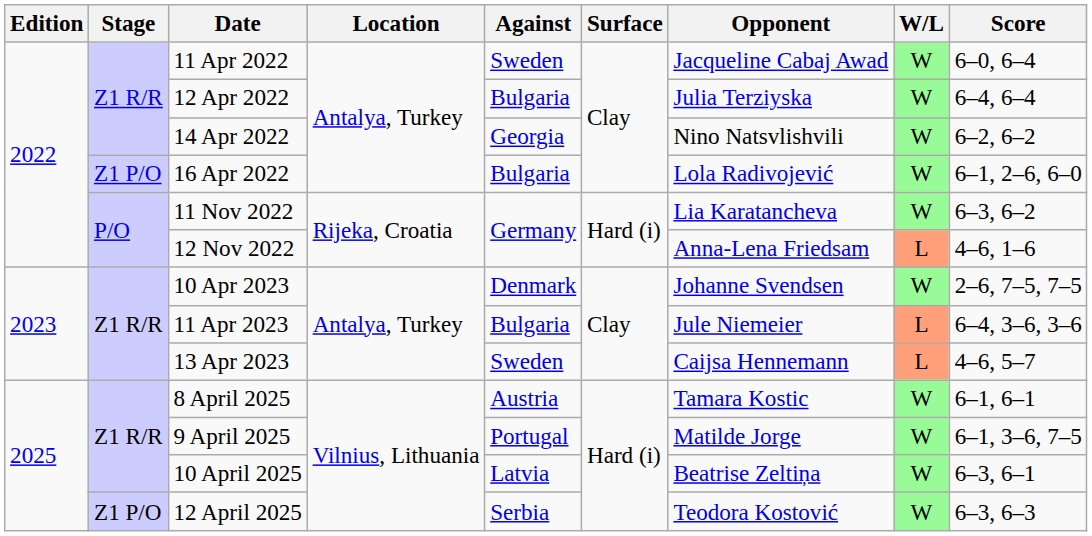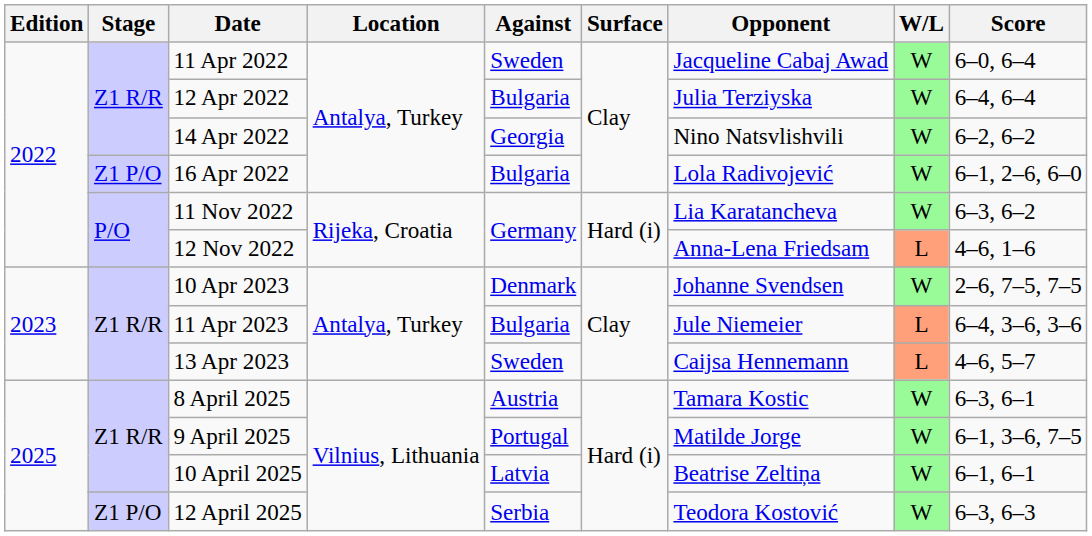(995, 398) 6–1, 6–1 -> (995, 398) 6–3, 6–1
(995, 473) 6–3, 6–1 -> (995, 473) 6–1, 6–1
